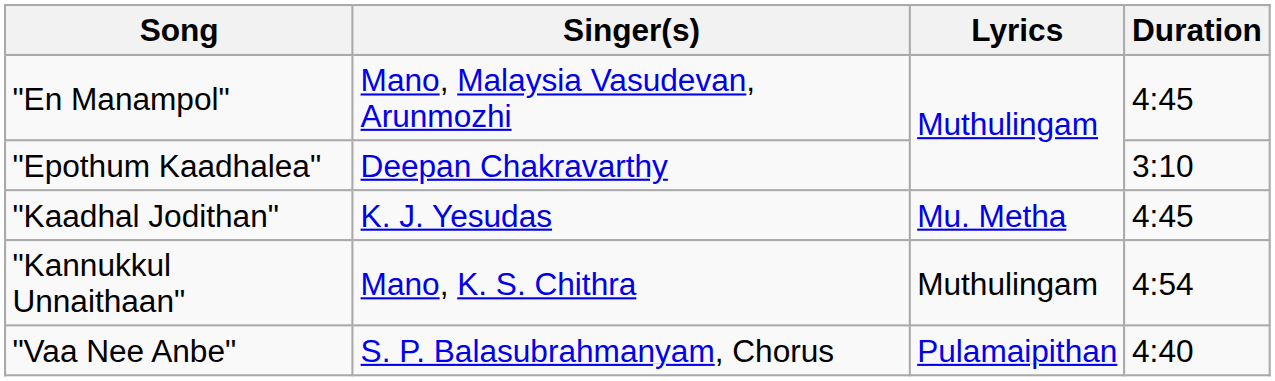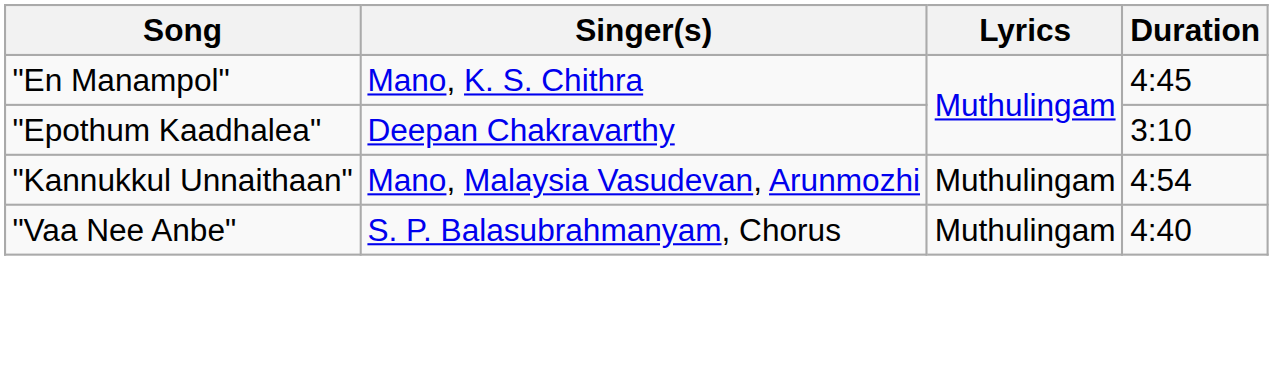(558, 98) Mano, Malaysia Vasudevan, Arunmozhi -> (505, 80) Mano, K. S. Chithra
- row: (146, 216)
(498, 283) Mano, K. S. Chithra -> (644, 180) Mano, Malaysia Vasudevan, Arunmozhi
(1017, 351) Pulamaipithan -> (1025, 230) Muthulingam
